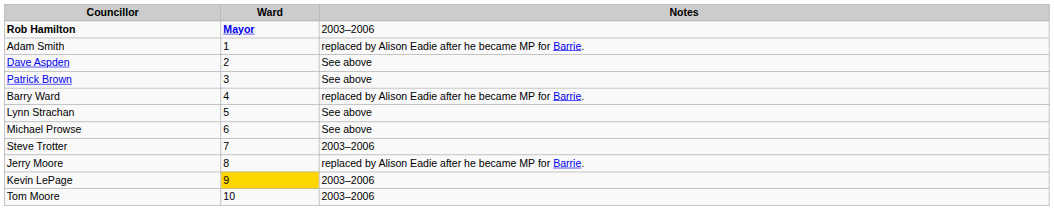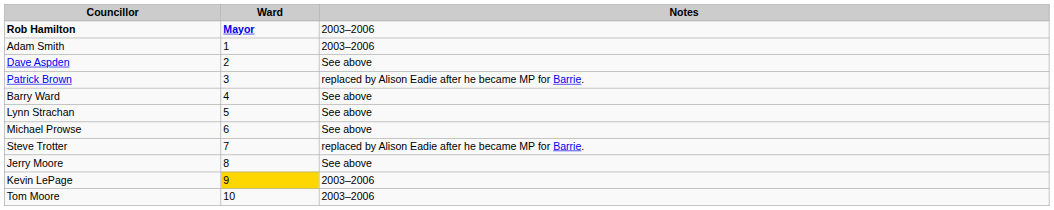(453, 46) replaced by Alison Eadie after he became MP for Barrie. -> (348, 46) 2003–2006
(347, 79) See above -> (453, 79) replaced by Alison Eadie after he became MP for Barrie.
(453, 96) replaced by Alison Eadie after he became MP for Barrie. -> (347, 96) See above
(348, 146) 2003–2006 -> (453, 146) replaced by Alison Eadie after he became MP for Barrie.
(453, 163) replaced by Alison Eadie after he became MP for Barrie. -> (347, 163) See above
